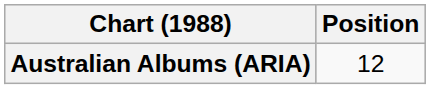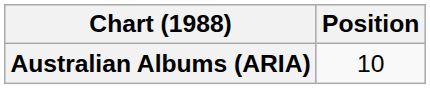(371, 63) 12 -> (371, 63) 10
